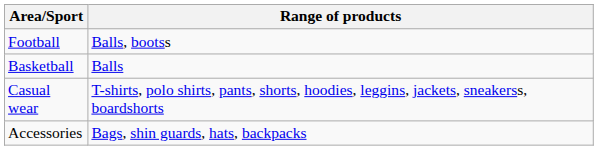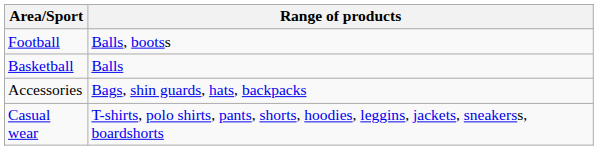rows swapped: (29, 99) <-> (45, 132)
